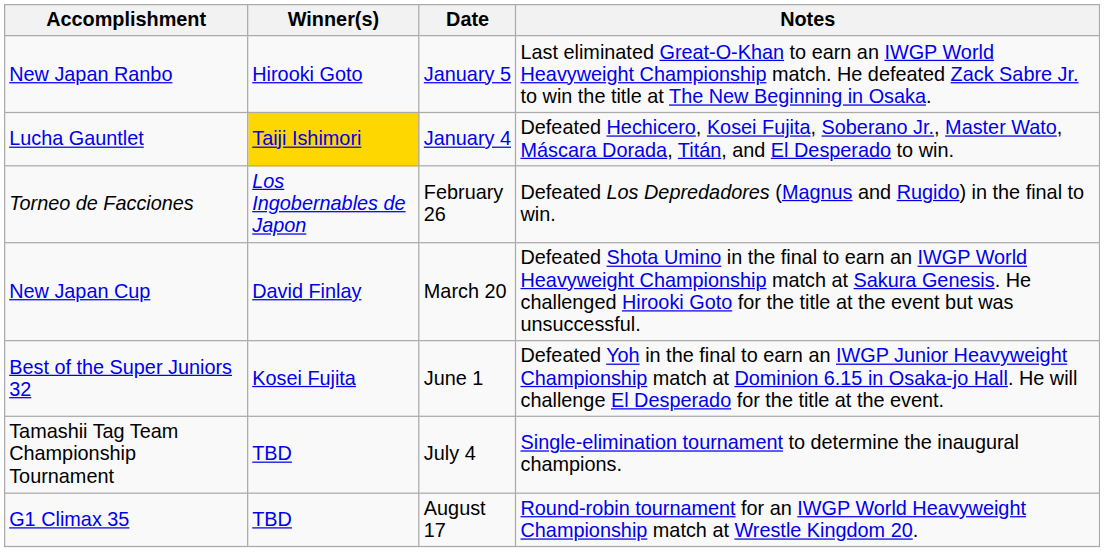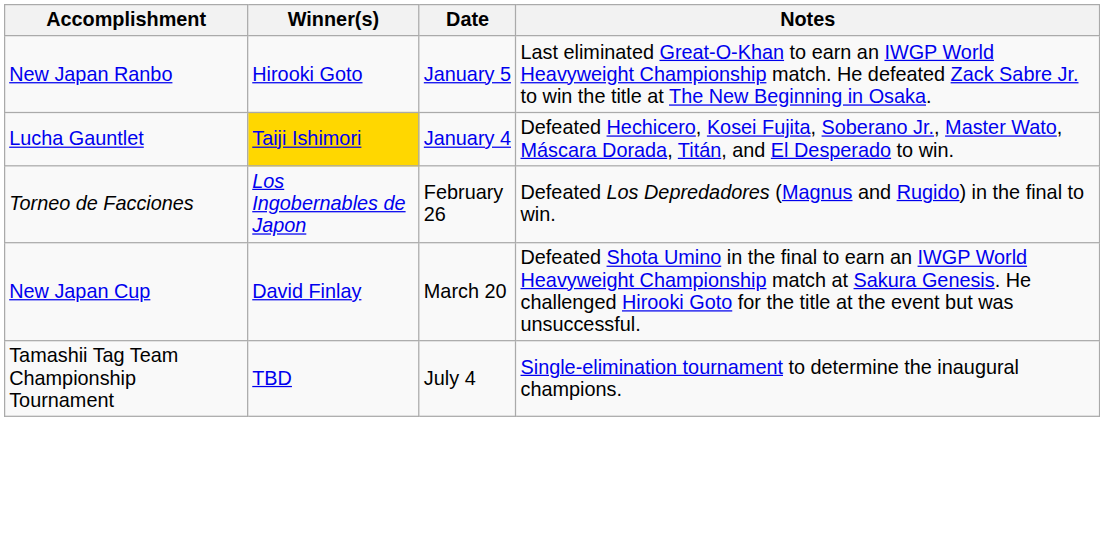- row: (121, 378)
- row: (69, 519)
